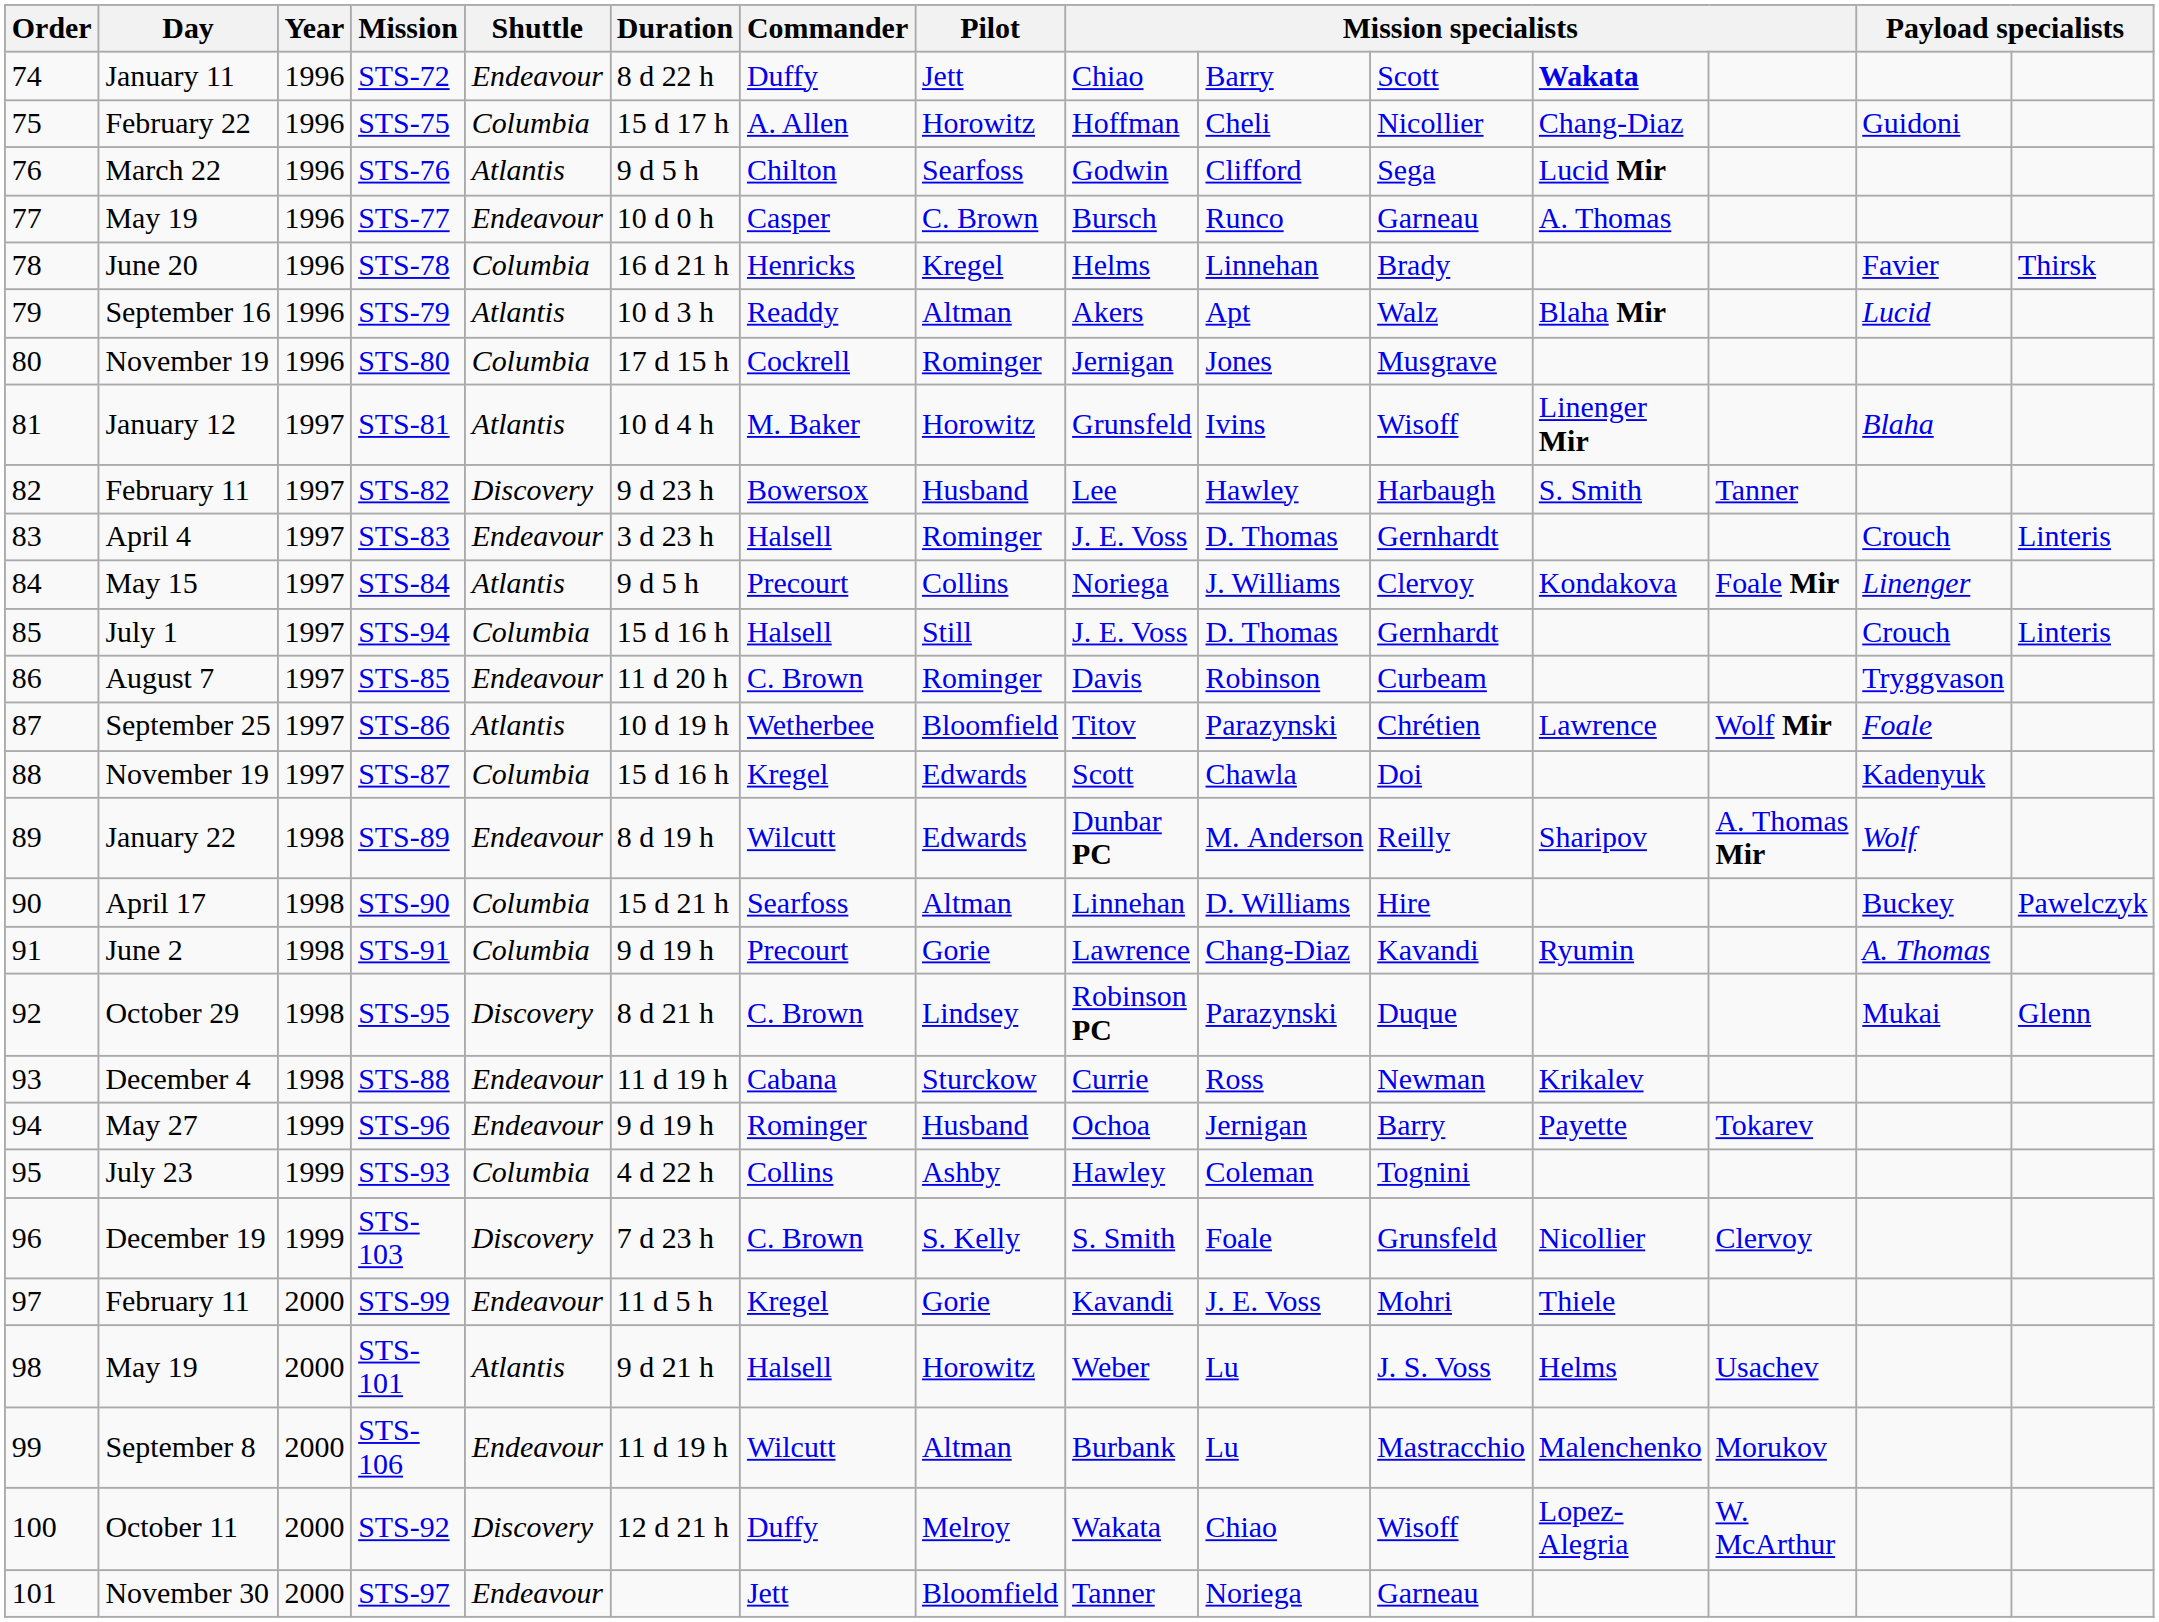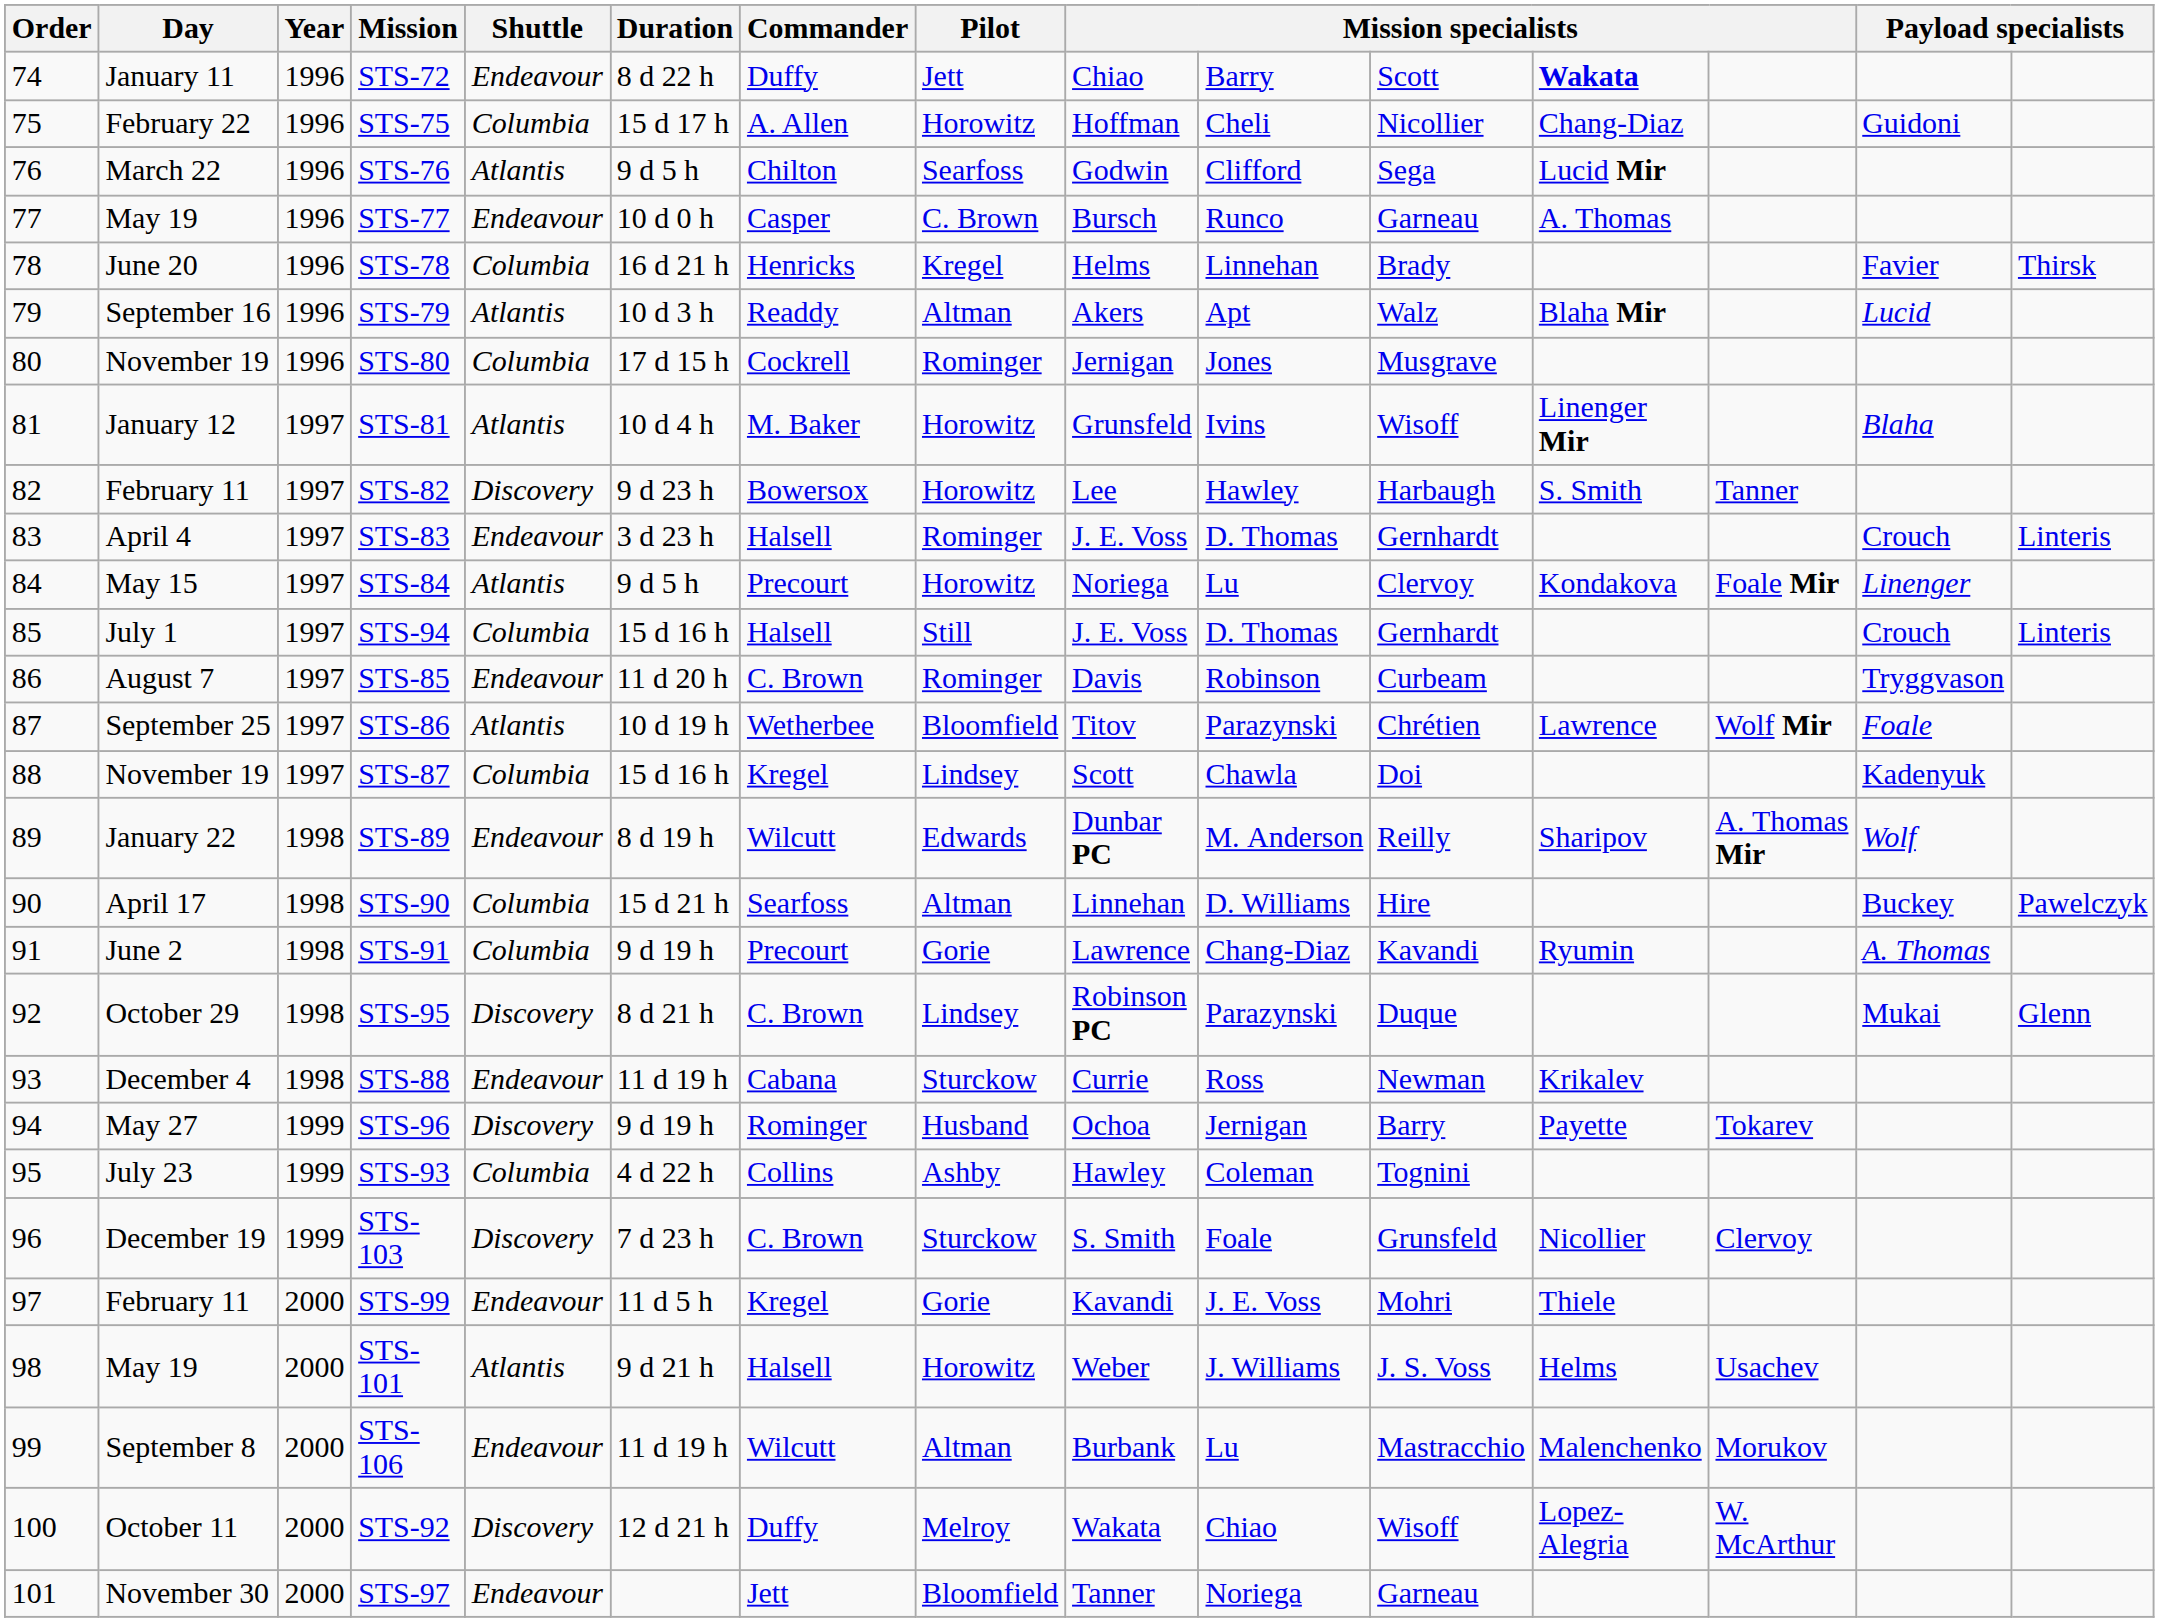(975, 488) Husband -> (978, 488) Horowitz
(965, 583) Collins -> (978, 583) Horowitz
(1273, 583) J. Williams -> (1222, 583) Lu
(974, 773) Edwards -> (970, 773) Lindsey
(537, 1125) Endeavour -> (532, 1125) Discovery
(971, 1237) S. Kelly -> (979, 1237) Sturckow
(1222, 1365) Lu -> (1273, 1365) J. Williams
